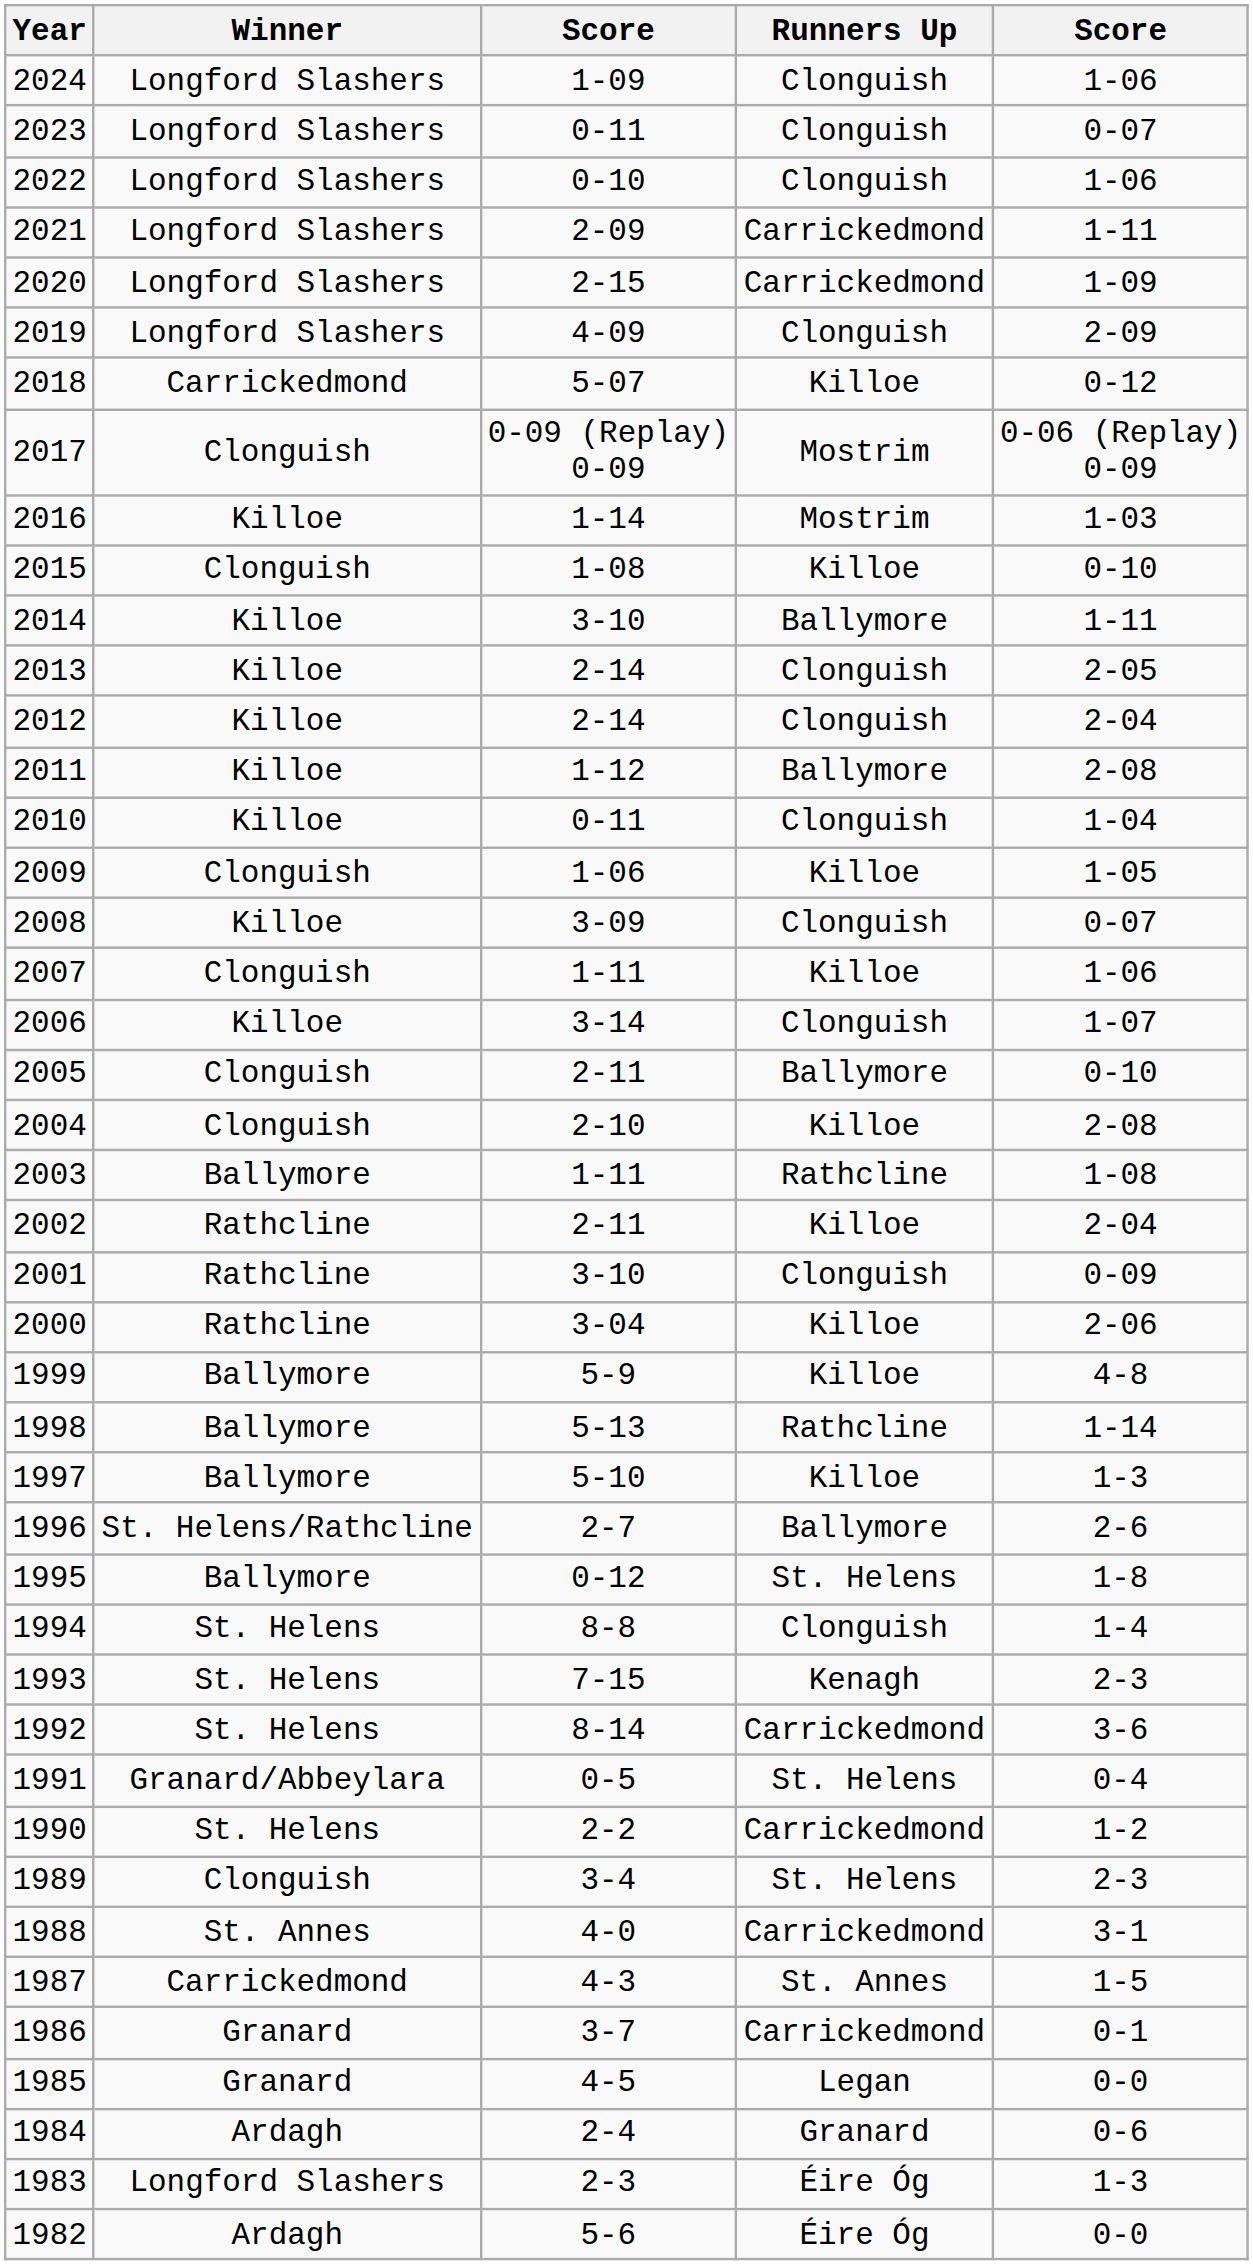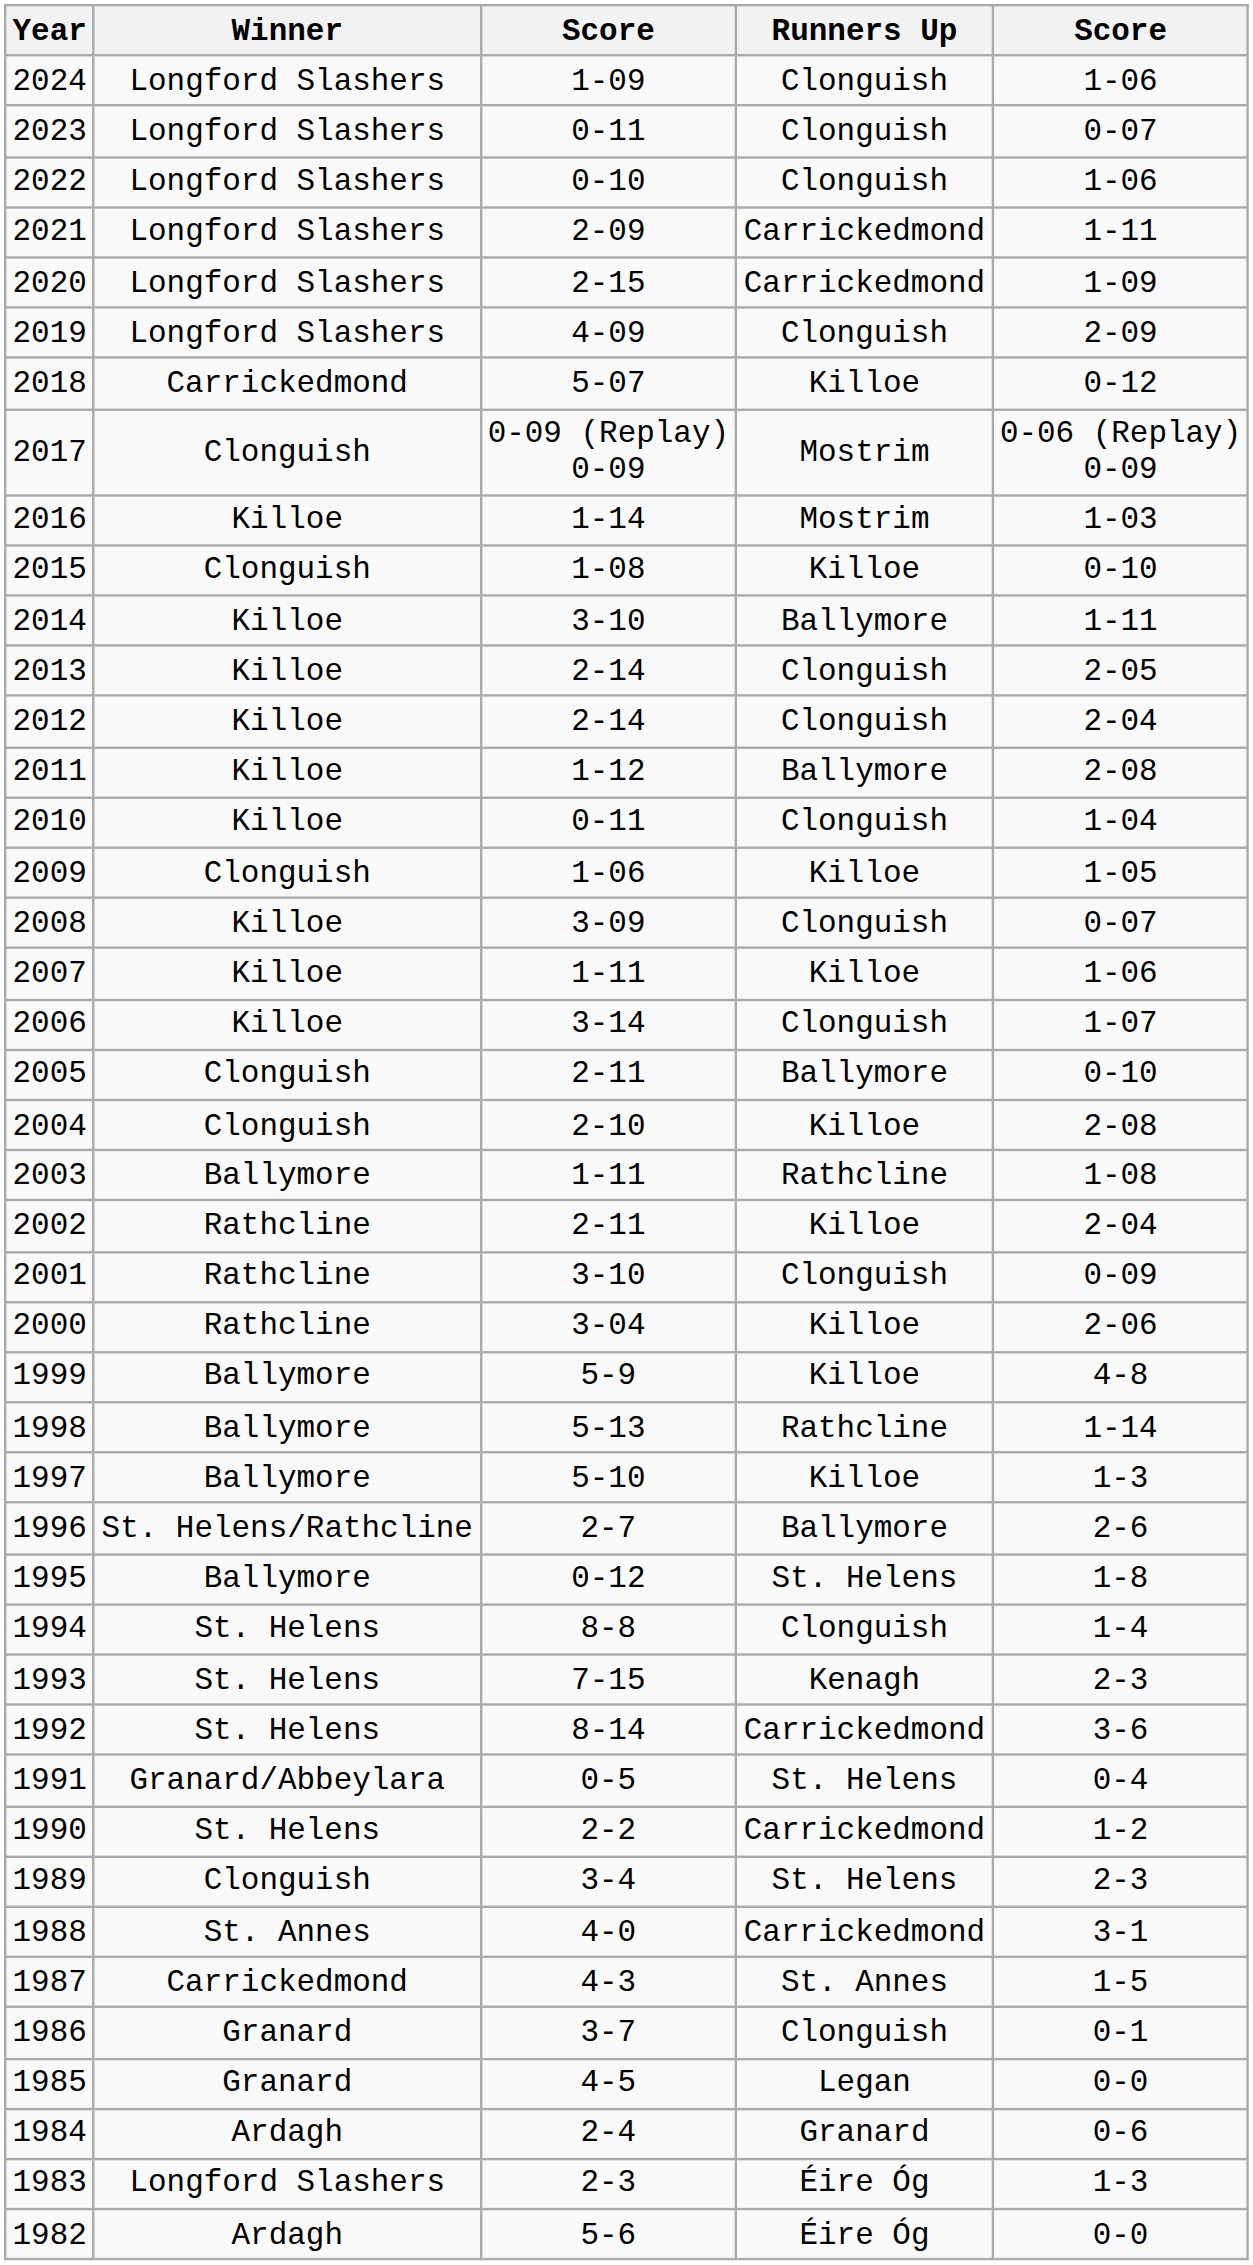(287, 974) Clonguish -> (287, 974) Killoe
(864, 2033) Carrickedmond -> (864, 2033) Clonguish
